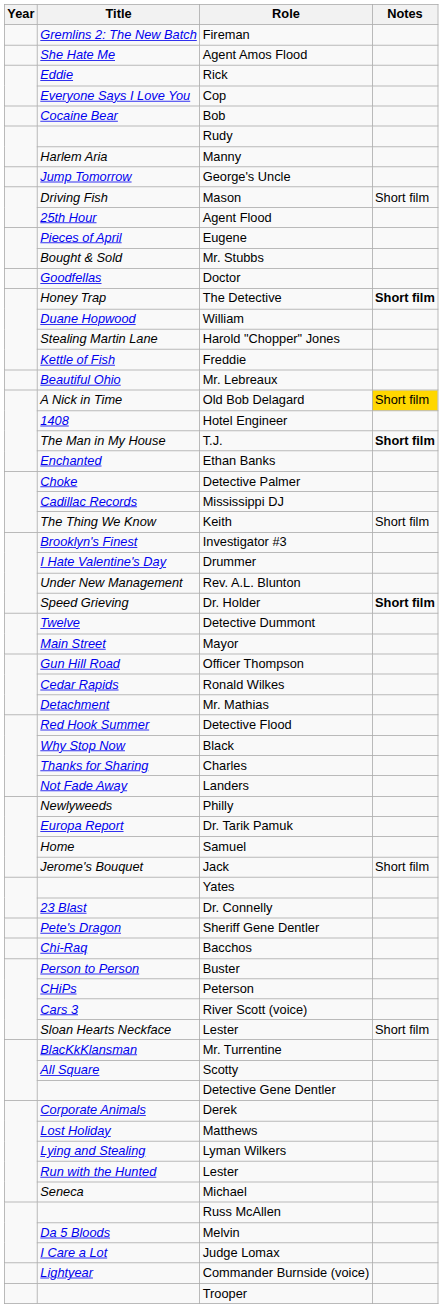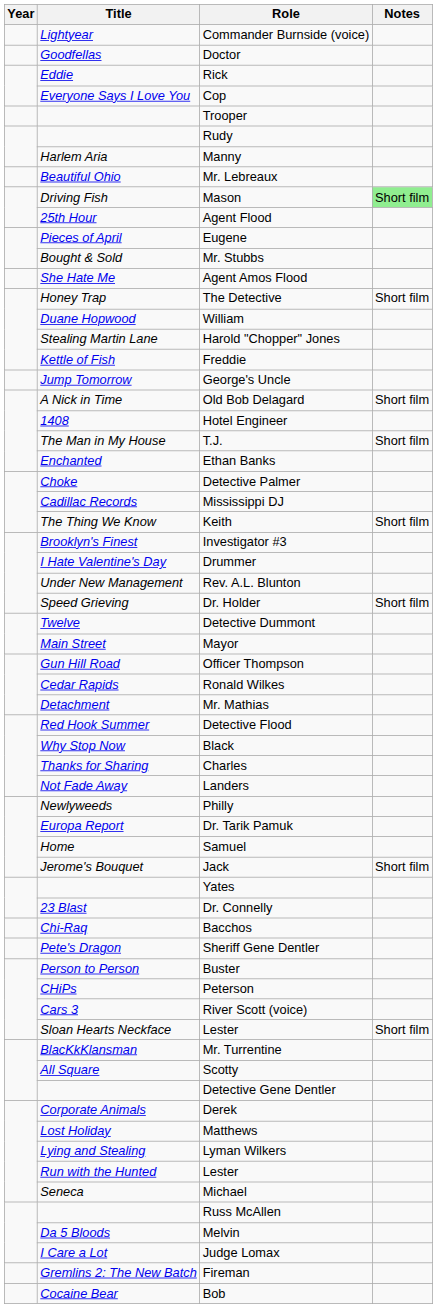rows swapped: (119, 34) <-> (67, 1273)
rows swapped: (71, 278) <-> (78, 55)
rows swapped: (119, 1293) <-> (79, 116)
rows swapped: (86, 177) <-> (81, 380)
(402, 197) no background -> (402, 197) lightgreen background
(405, 298) bold -> (402, 298) normal
(402, 400) gold background -> (402, 400) no background
(405, 440) bold -> (402, 440) normal
(405, 603) bold -> (402, 603) normal
rows swapped: (64, 948) <-> (81, 928)
